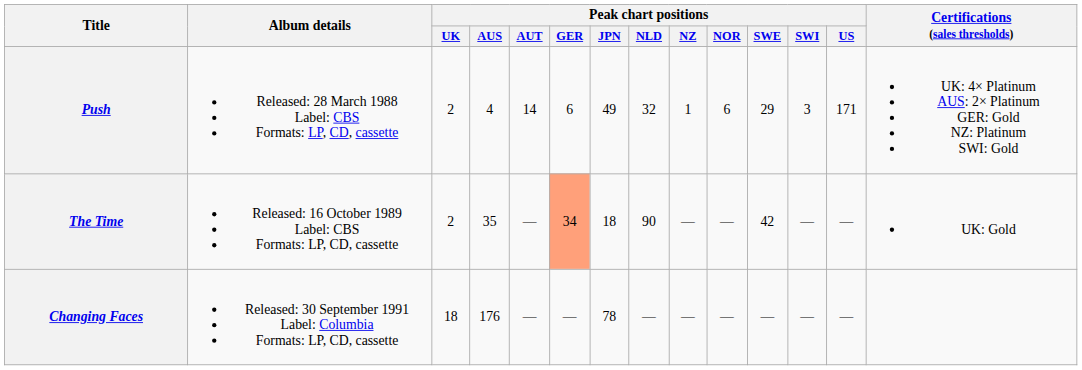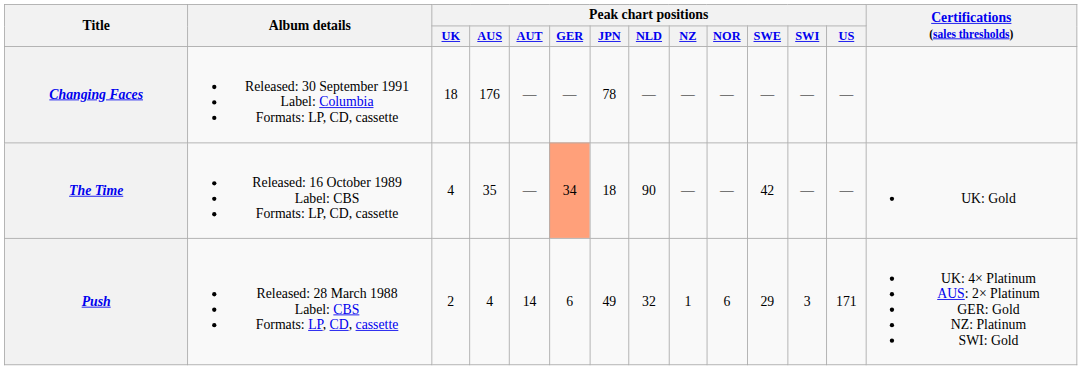rows swapped: (96, 110) <-> (96, 317)
(451, 221) 2 -> (451, 190) 4
